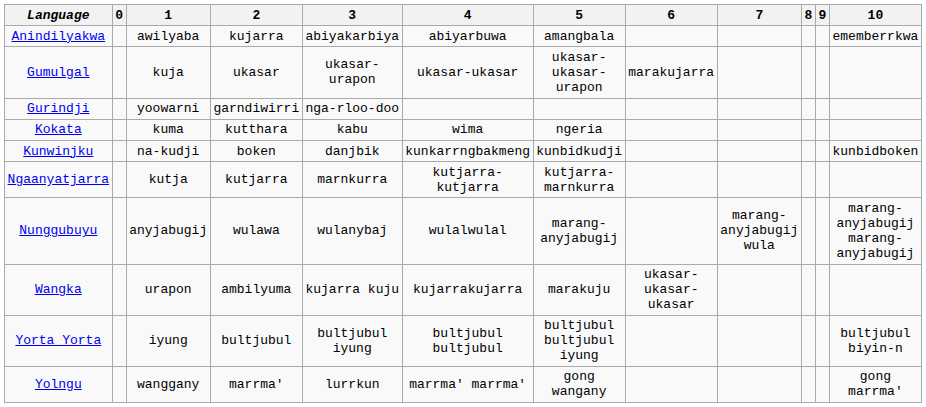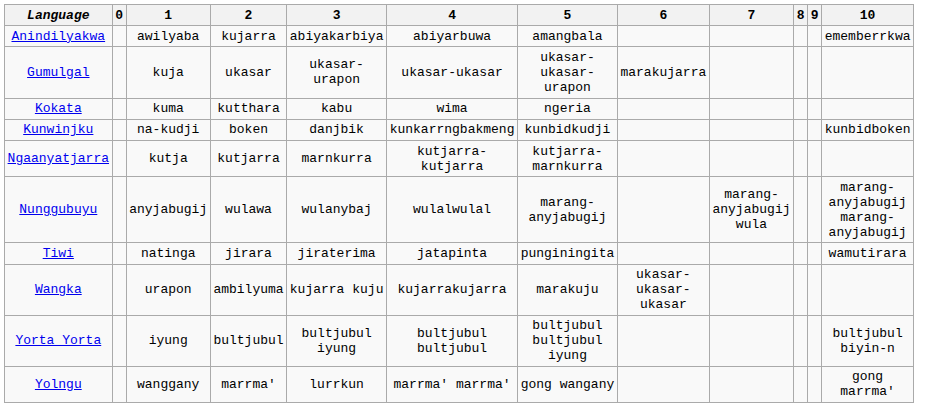- row: (58, 109)
+ row: (58, 253)
